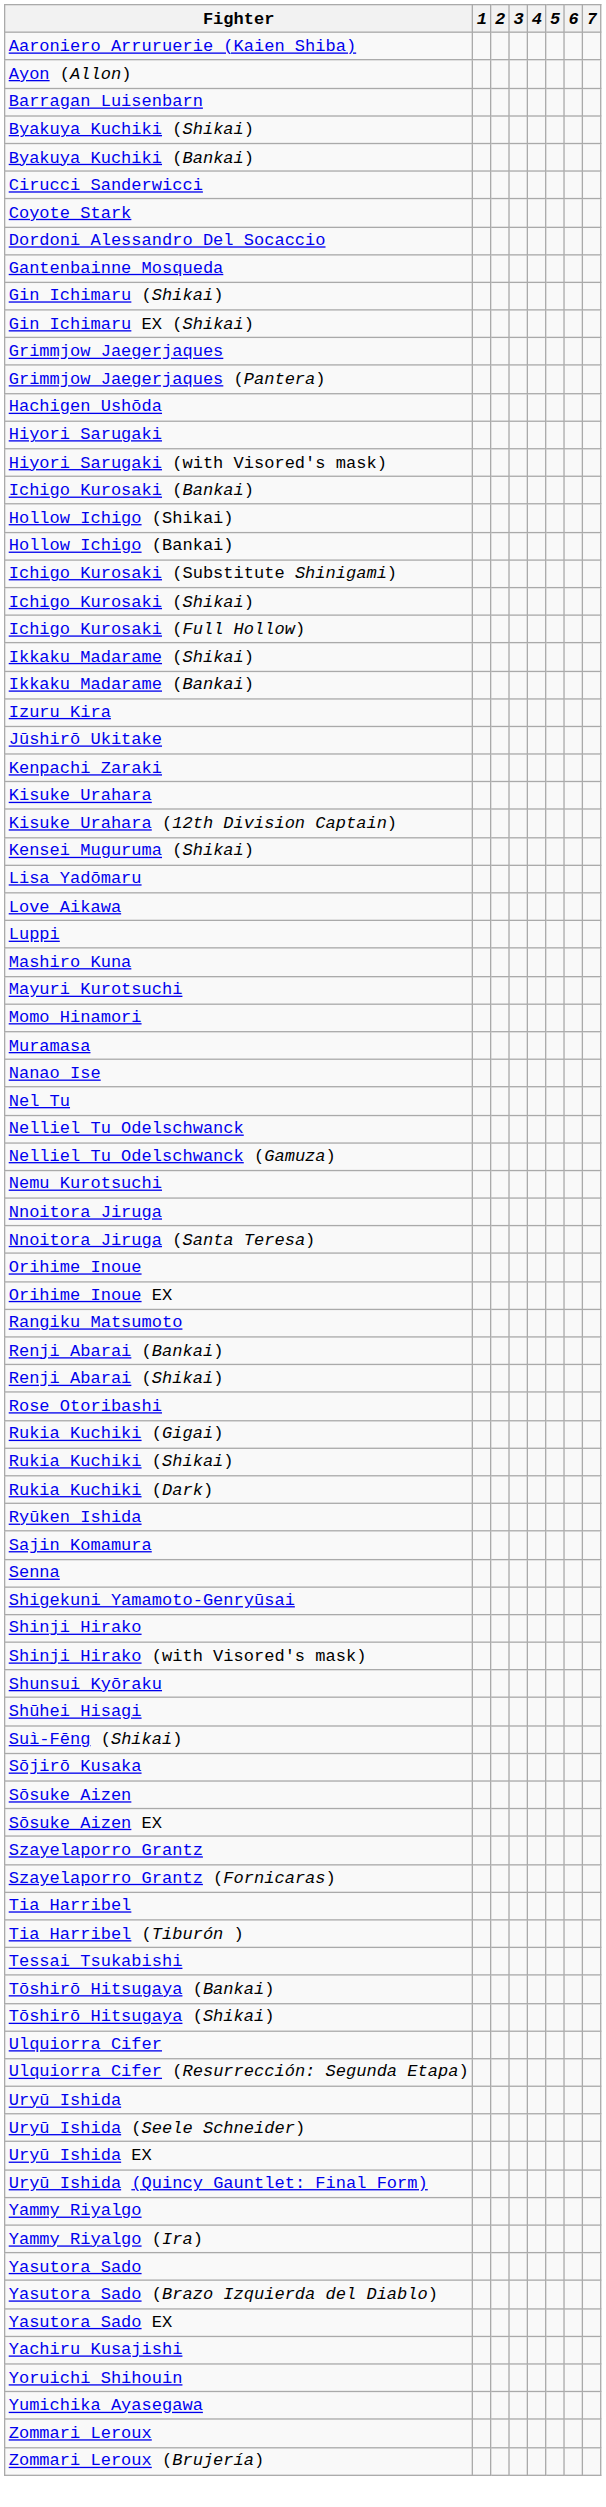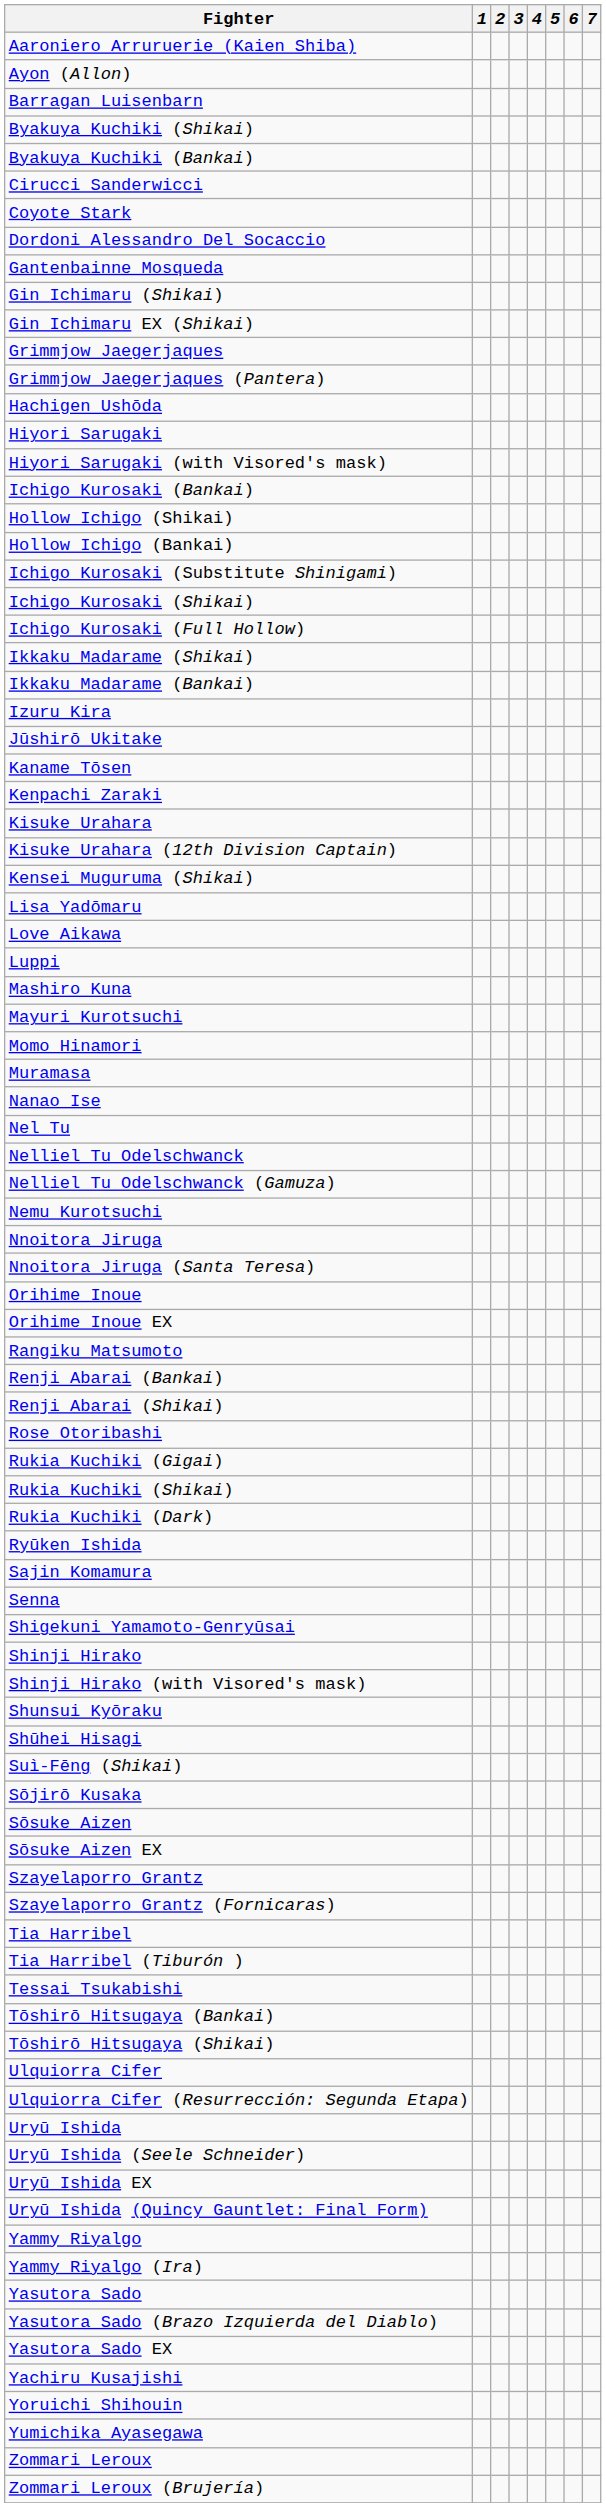+ row: (70, 768)
